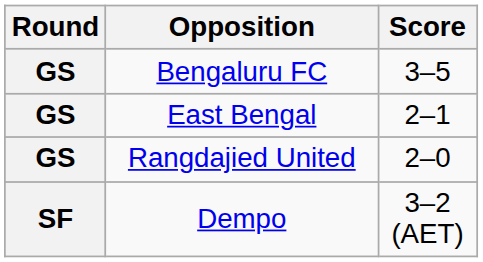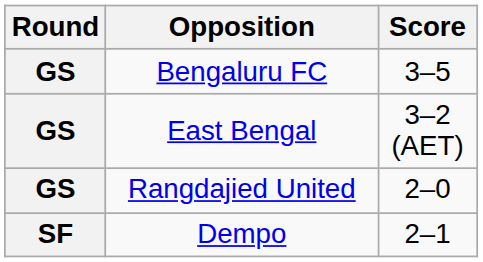(428, 114) 2–1 -> (428, 130) 3–2 (AET)
(428, 218) 3–2 (AET) -> (428, 233) 2–1
